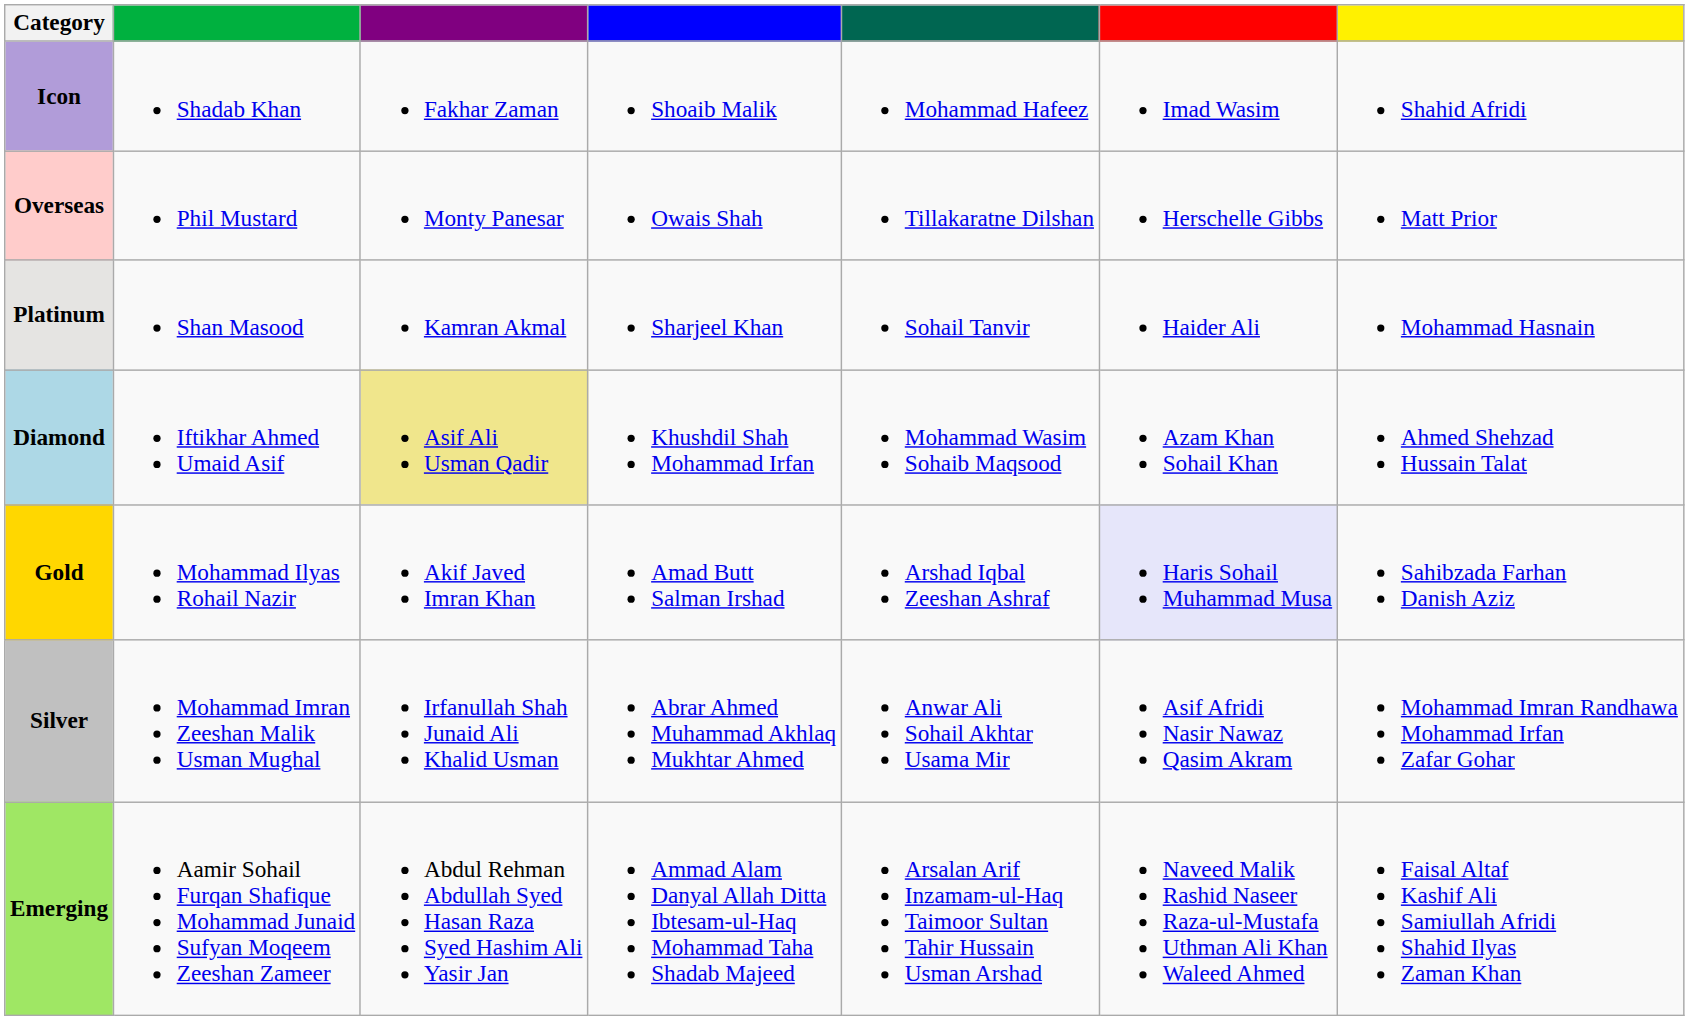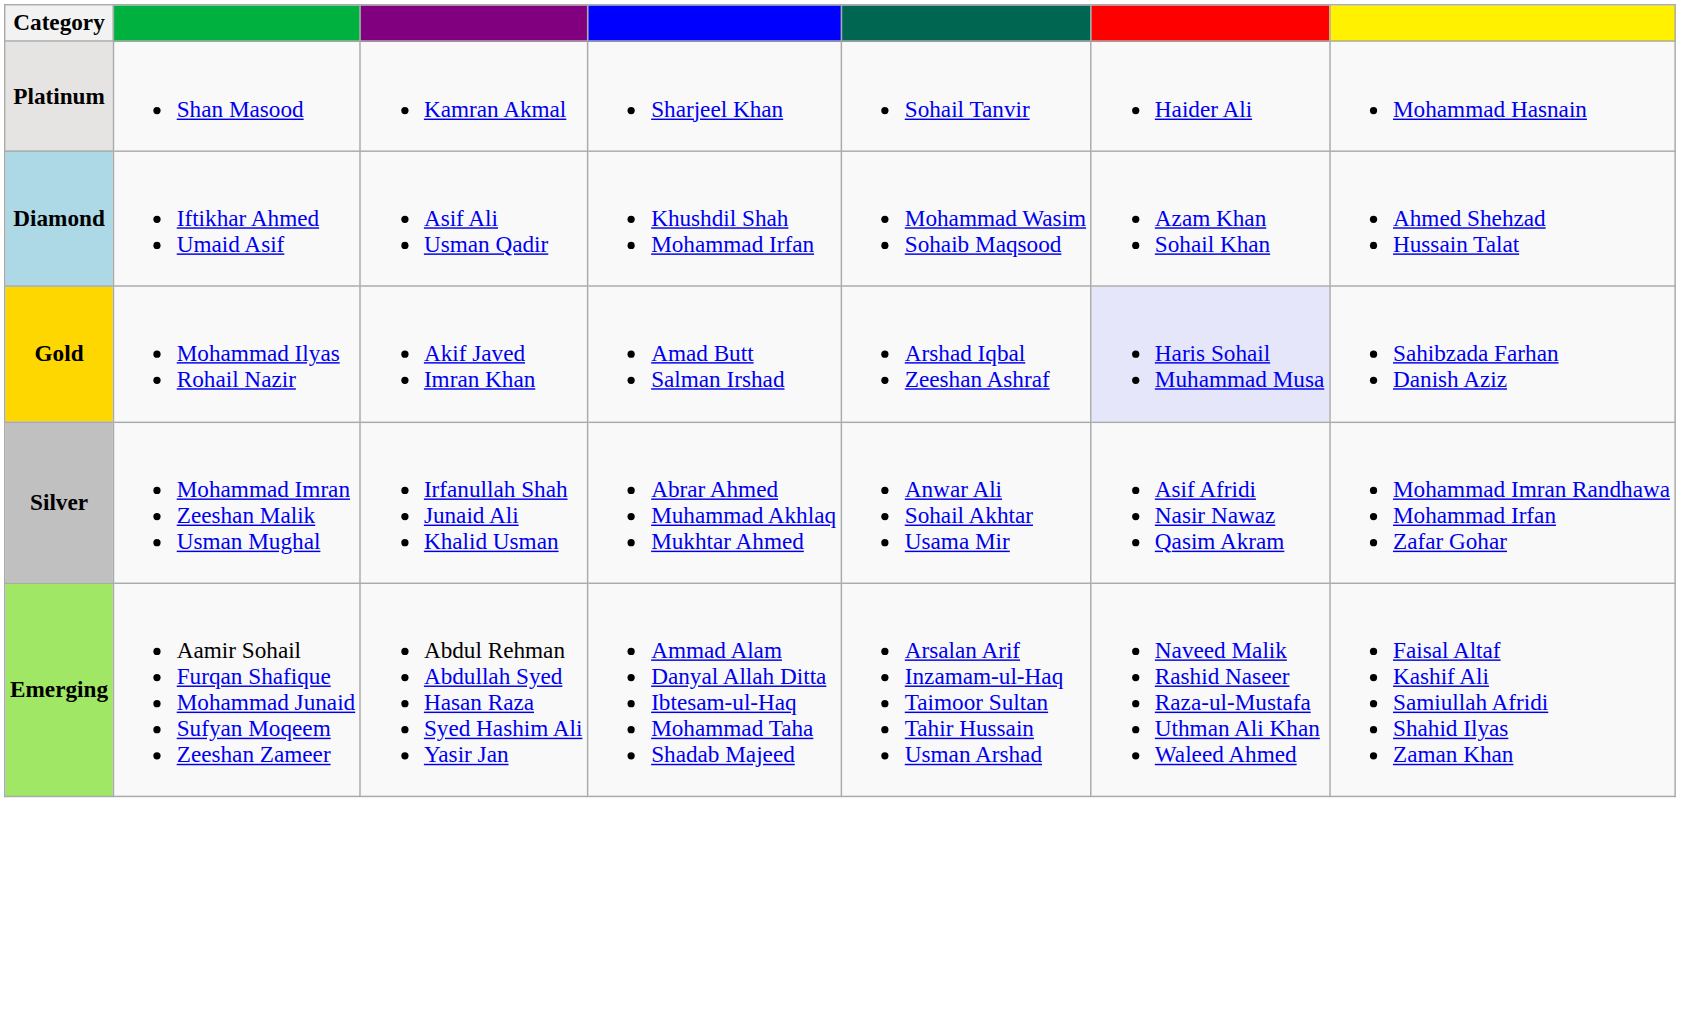- row: (59, 95)
- row: (59, 205)
(474, 450) khaki background -> (474, 232) no background
